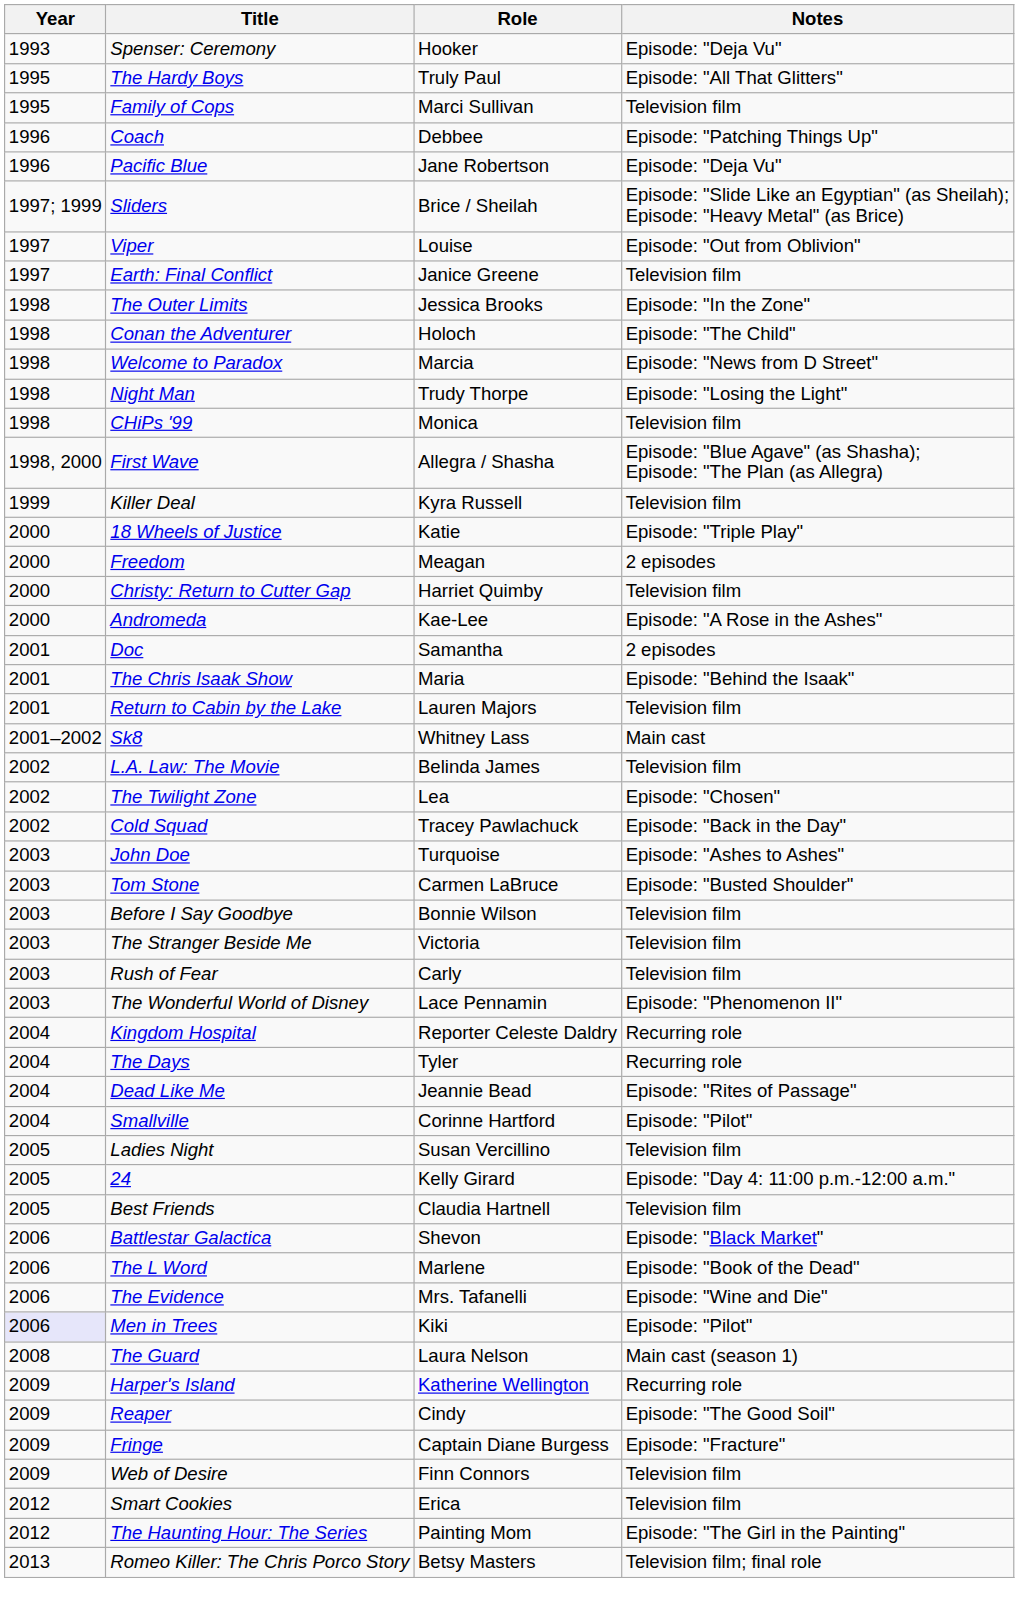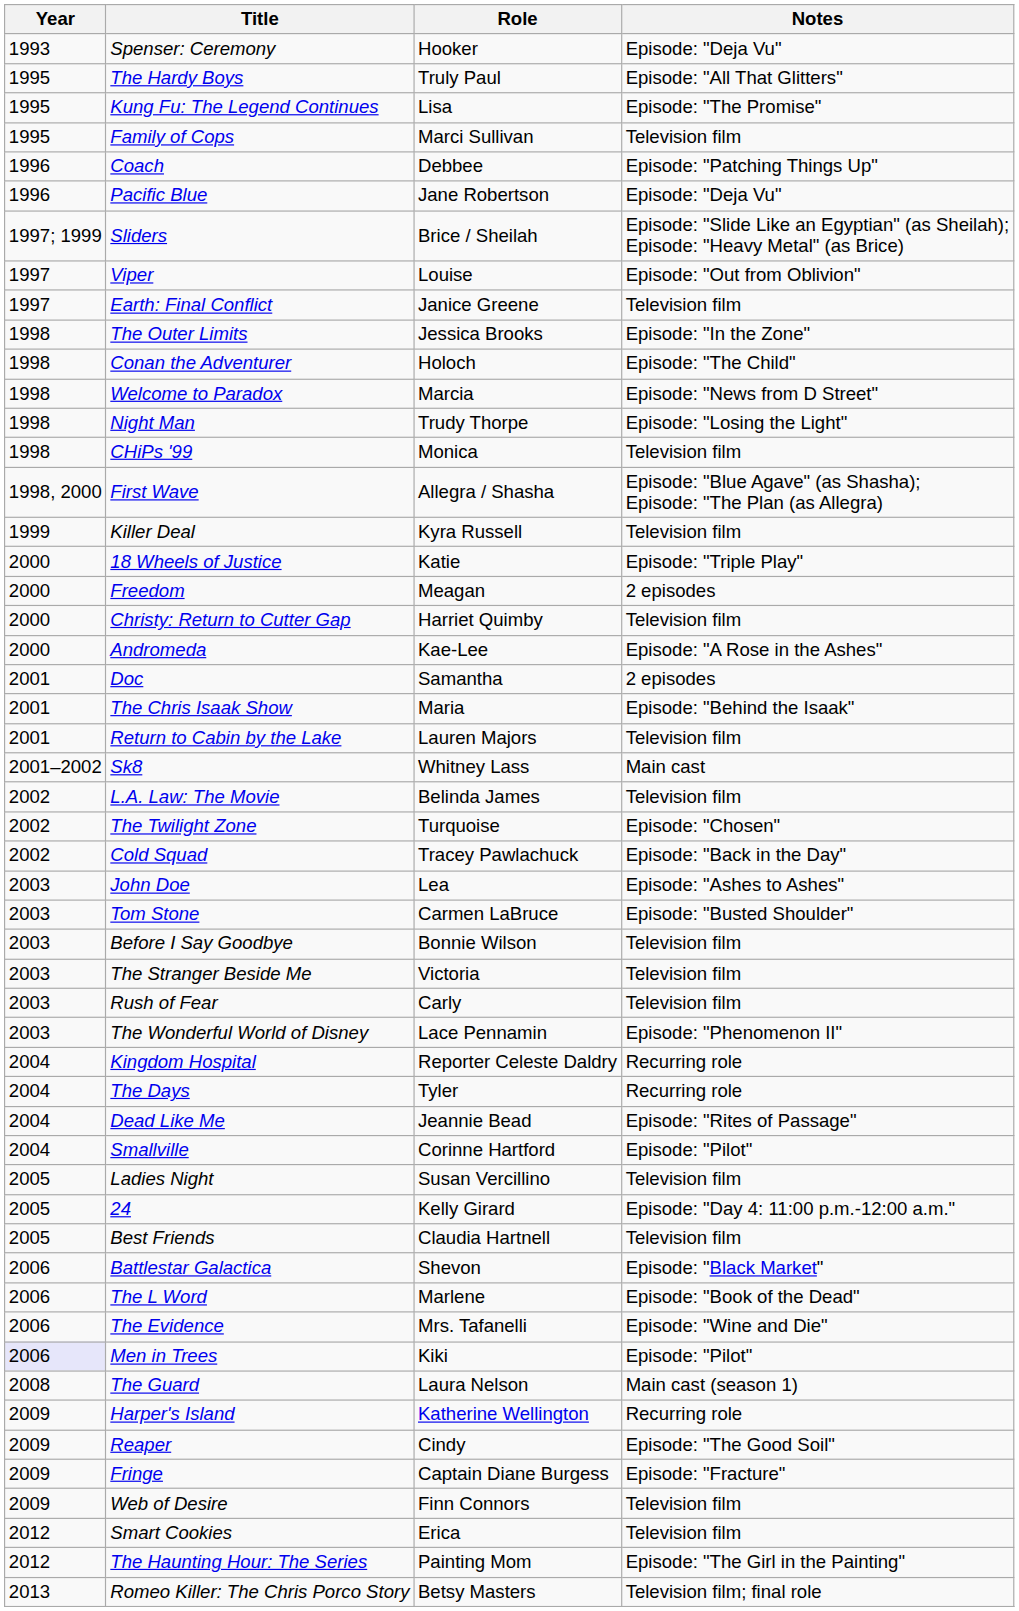+ row: (244, 107)
(433, 796) Lea -> (459, 826) Turquoise
(459, 855) Turquoise -> (433, 885) Lea
